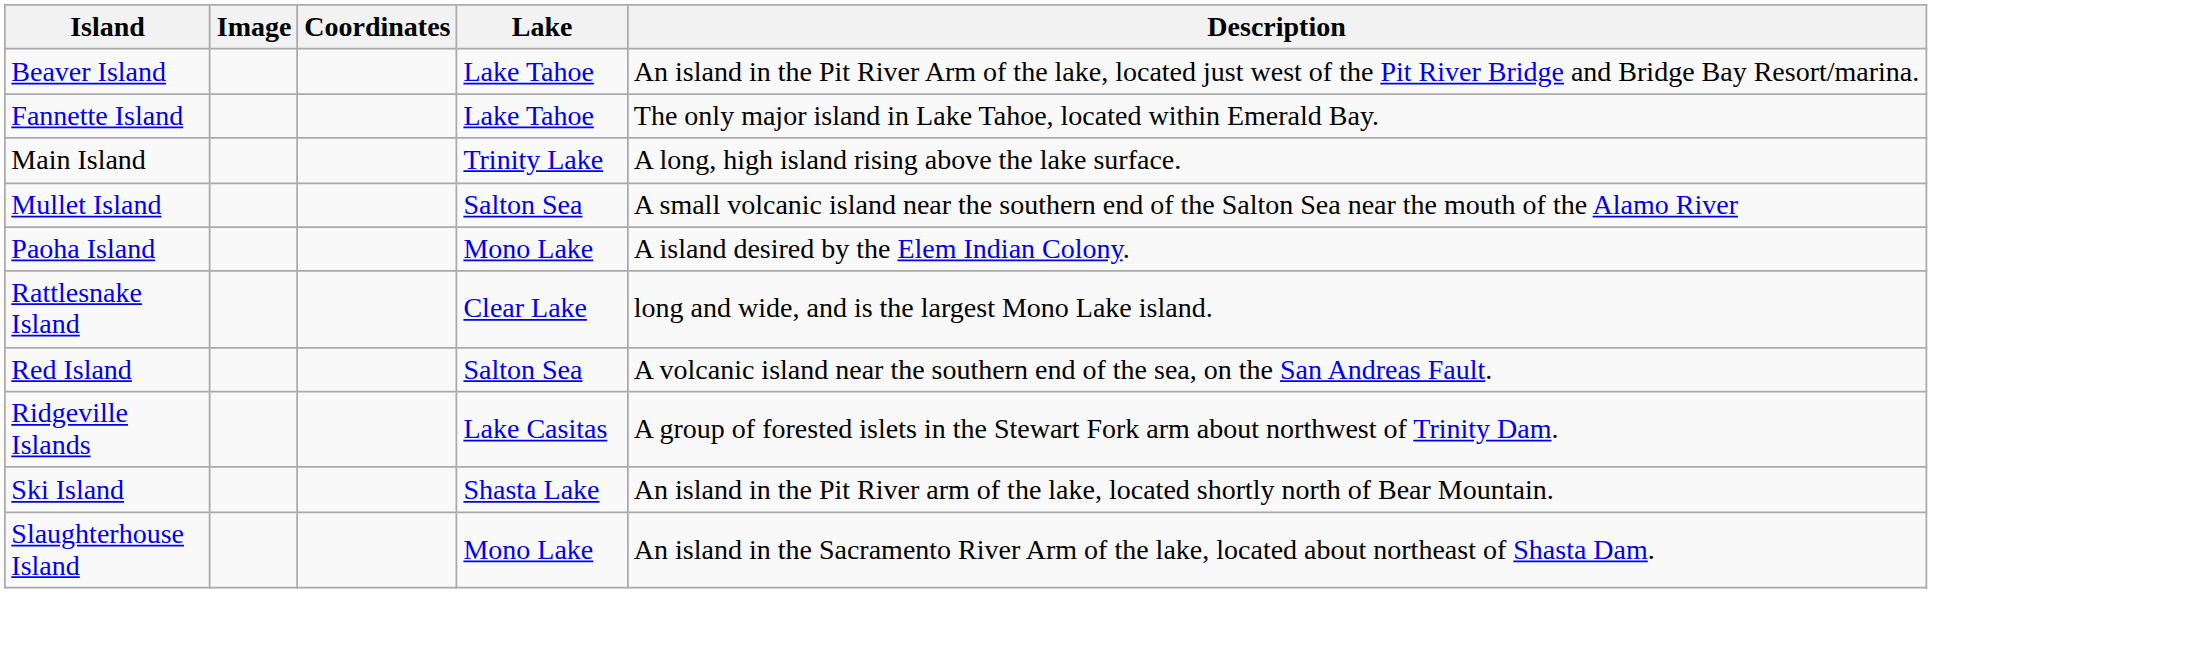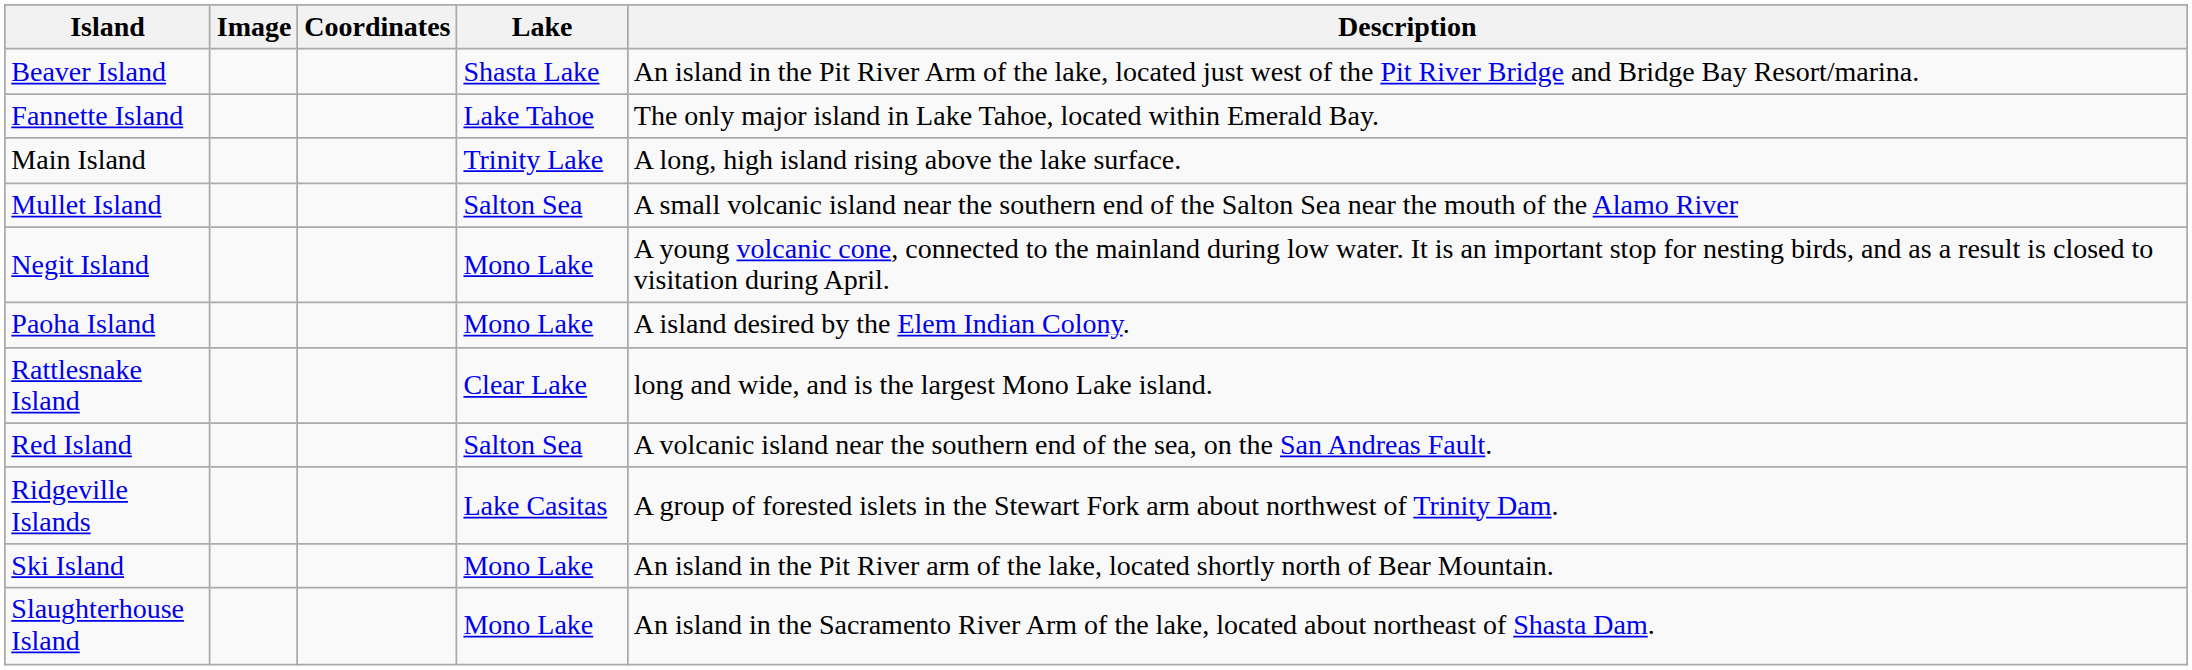(529, 71) Lake Tahoe -> (531, 71) Shasta Lake
+ row: (80, 264)
(531, 489) Shasta Lake -> (528, 565) Mono Lake
